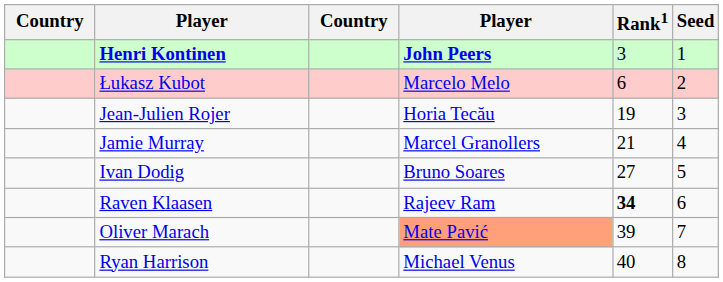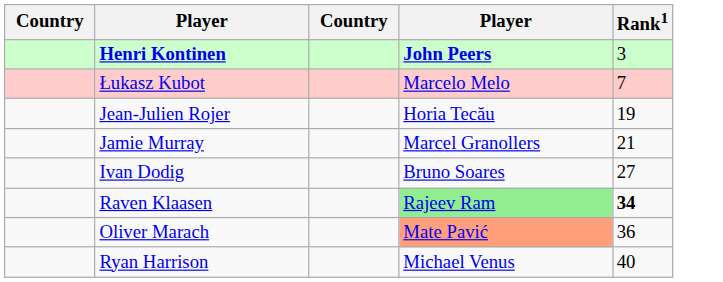- column: (696, 21)
(621, 83) 6 -> (621, 83) 7
(449, 202) no background -> (449, 202) lightgreen background
(626, 232) 39 -> (626, 232) 36
